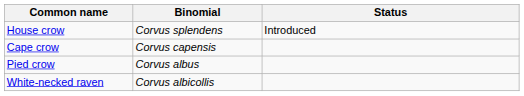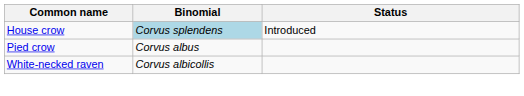(179, 30) no background -> (179, 30) lightblue background
- row: (33, 47)
